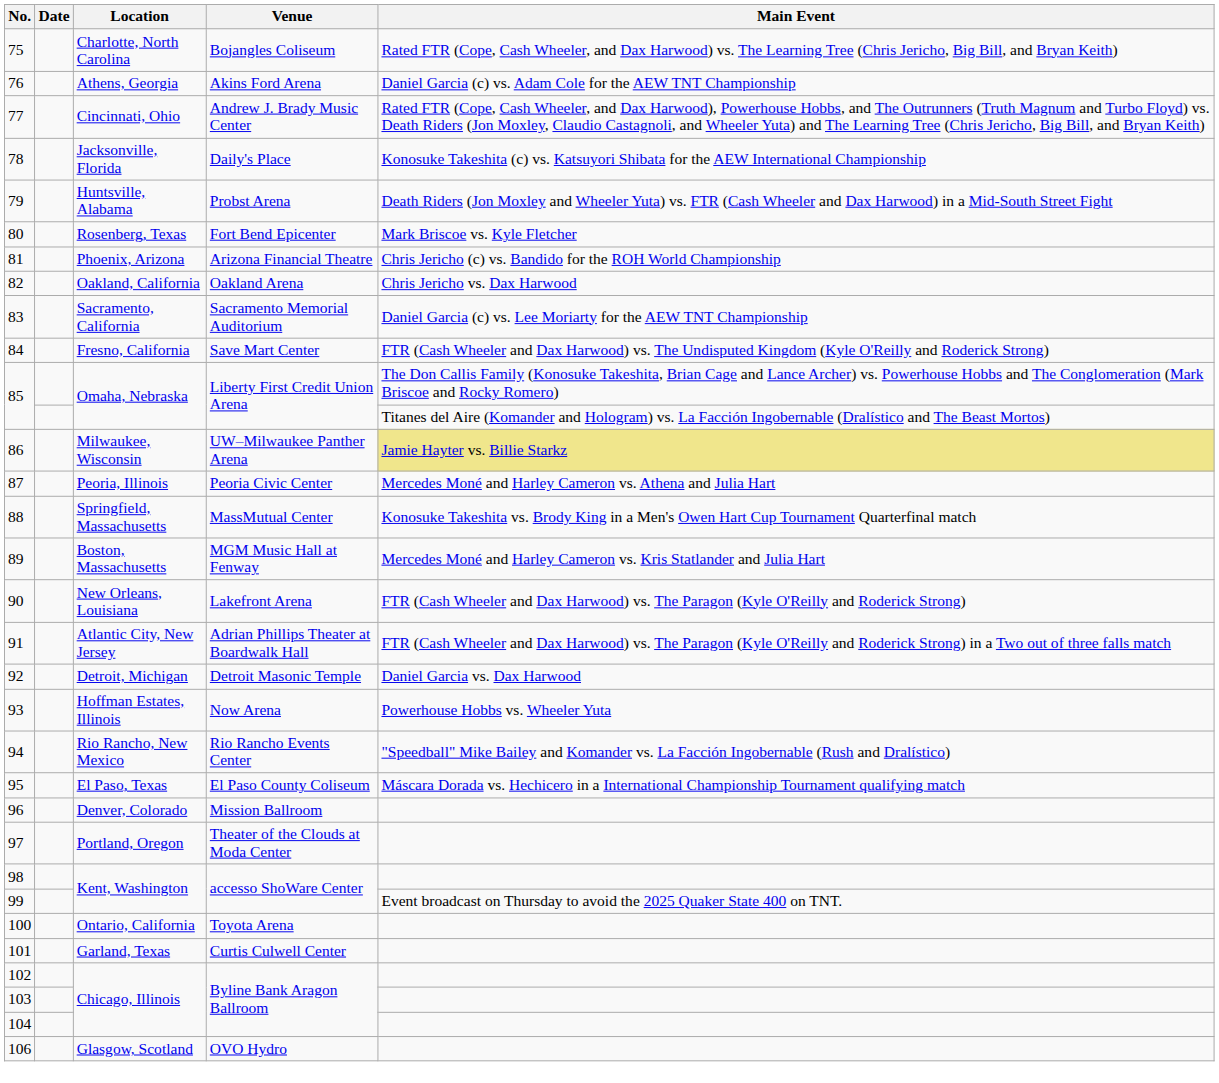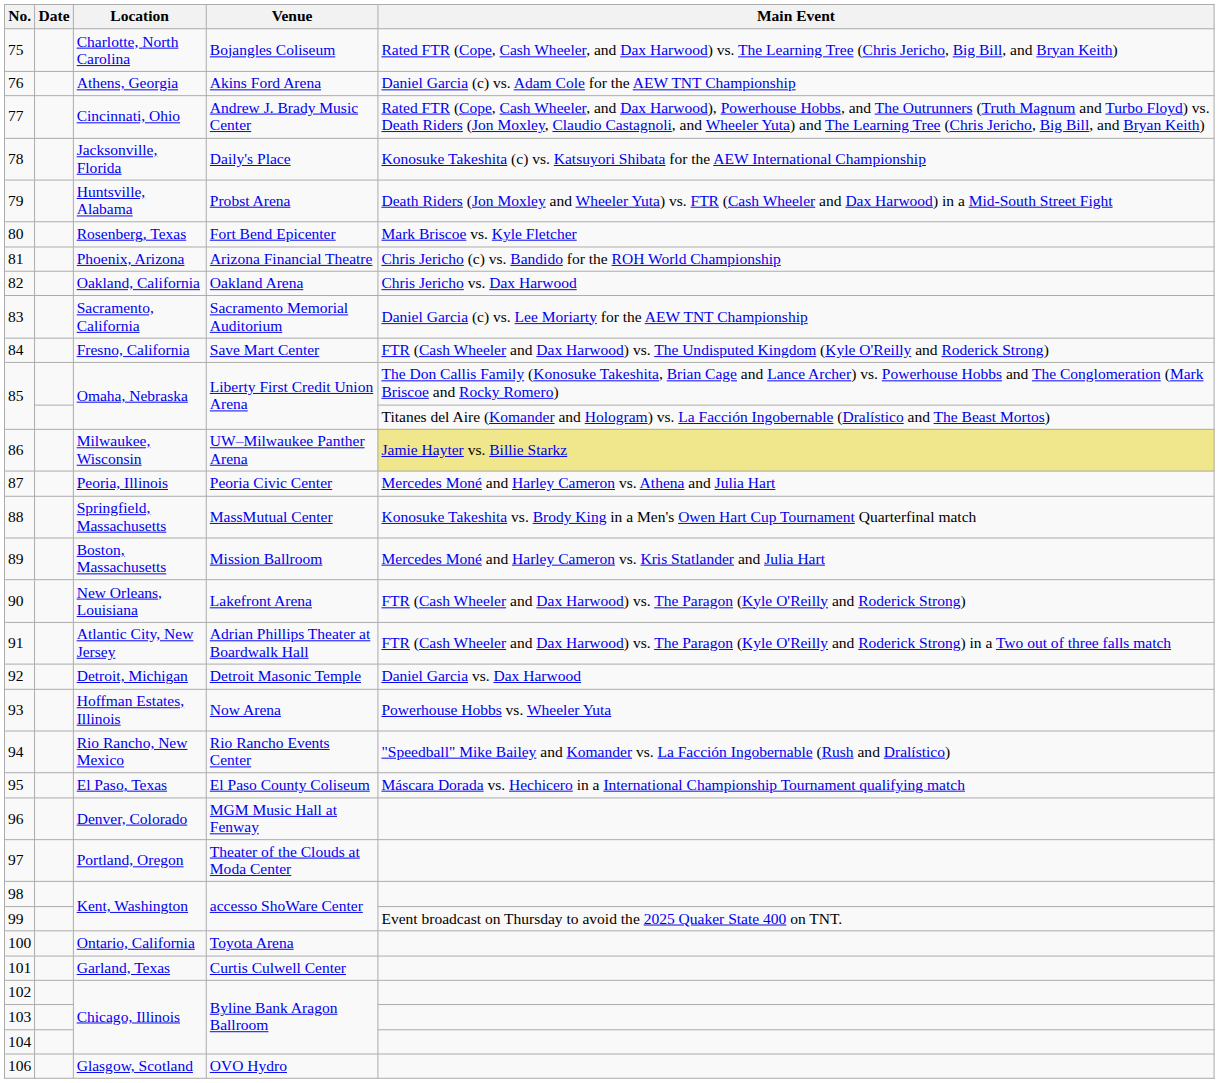(273, 559) MGM Music Hall at Fenway -> (266, 559) Mission Ballroom
(266, 809) Mission Ballroom -> (273, 818) MGM Music Hall at Fenway
